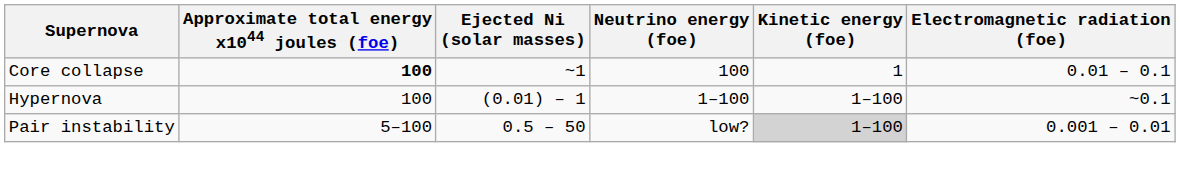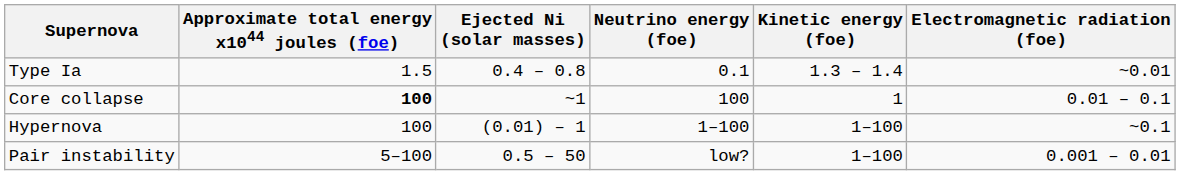+ row: (45, 71)
(877, 128) lightgrey background -> (877, 156) no background
